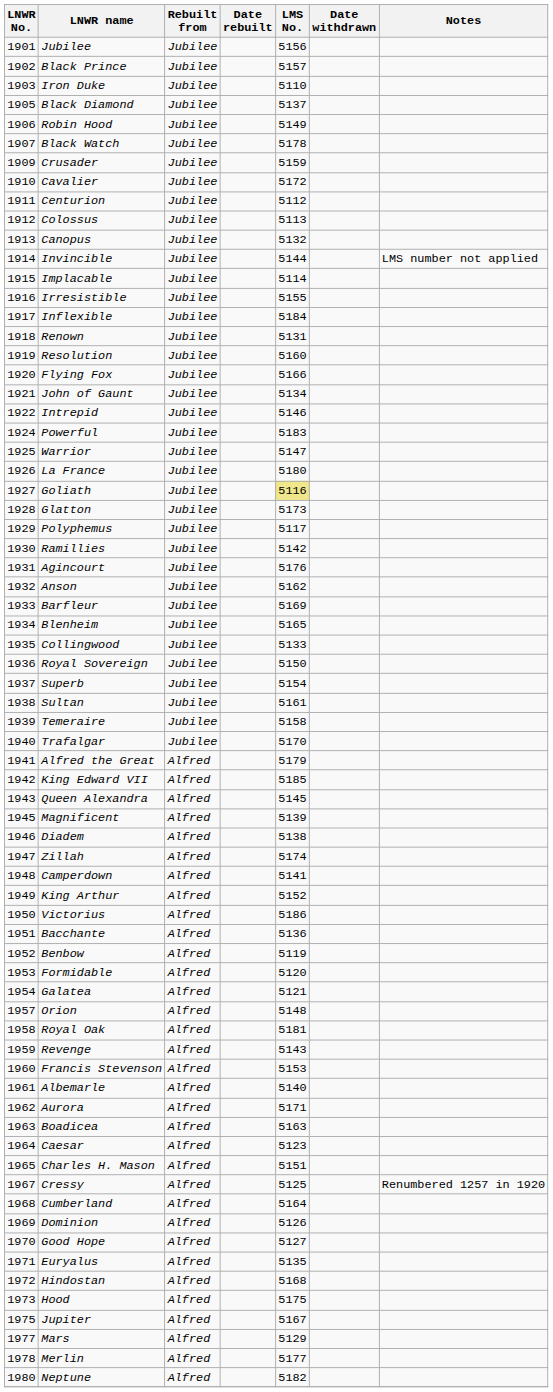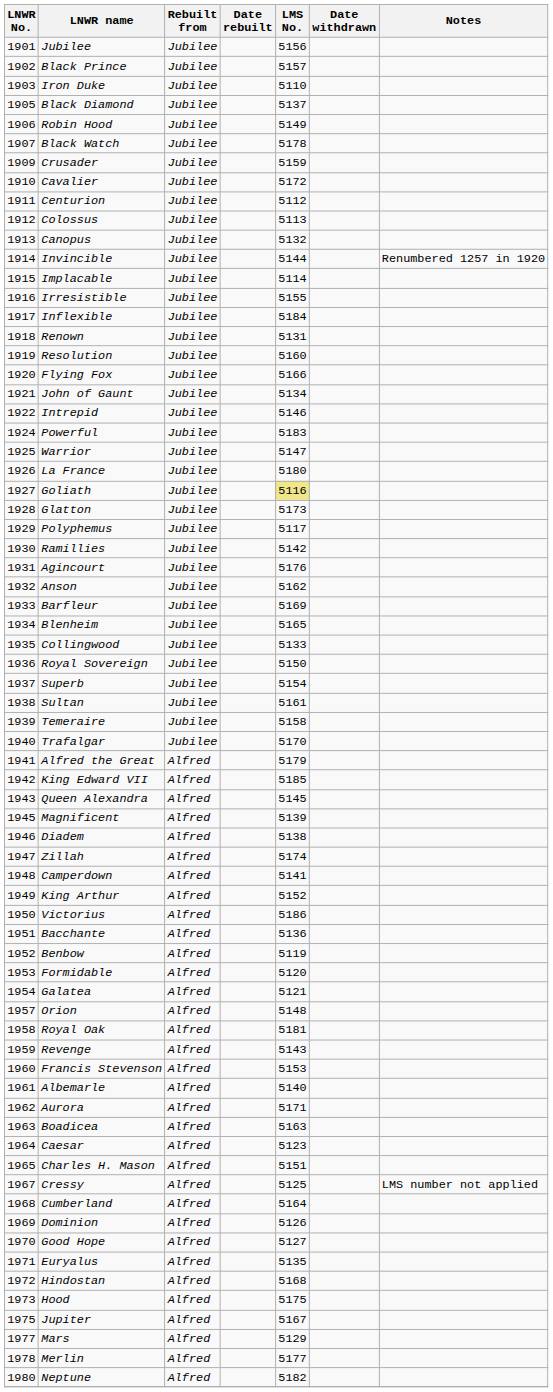(460, 259) LMS number not applied -> (463, 259) Renumbered 1257 in 1920
(463, 1185) Renumbered 1257 in 1920 -> (460, 1185) LMS number not applied
